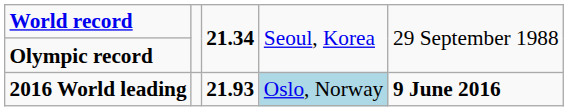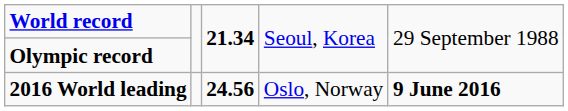(230, 88) 21.93 -> (230, 88) 24.56
(324, 88) lightblue background -> (324, 88) no background
